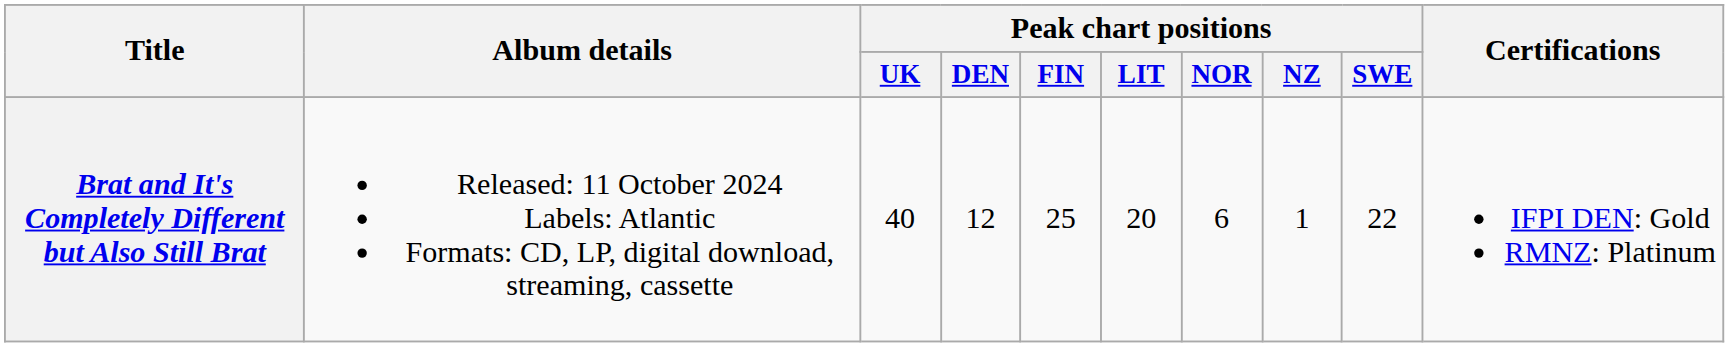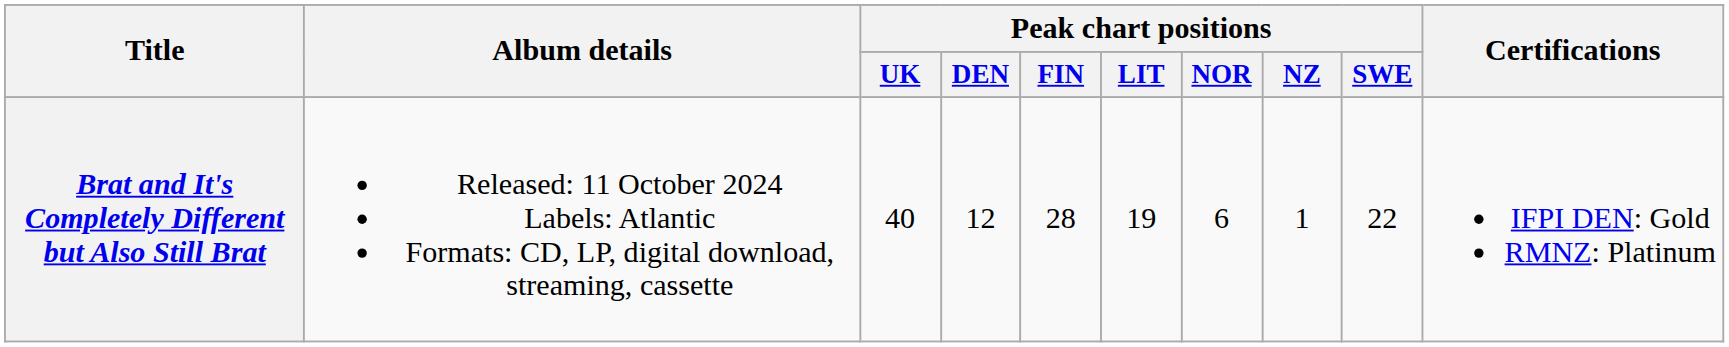(1061, 218) 25 -> (1061, 218) 28
(1141, 218) 20 -> (1141, 218) 19
